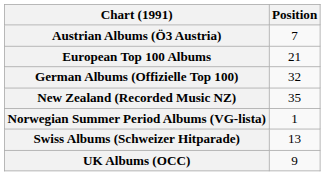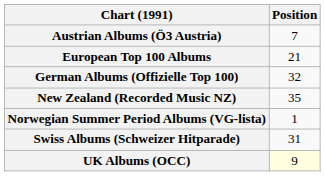(295, 139) 13 -> (295, 139) 31
(295, 160) no background -> (295, 160) lightyellow background
